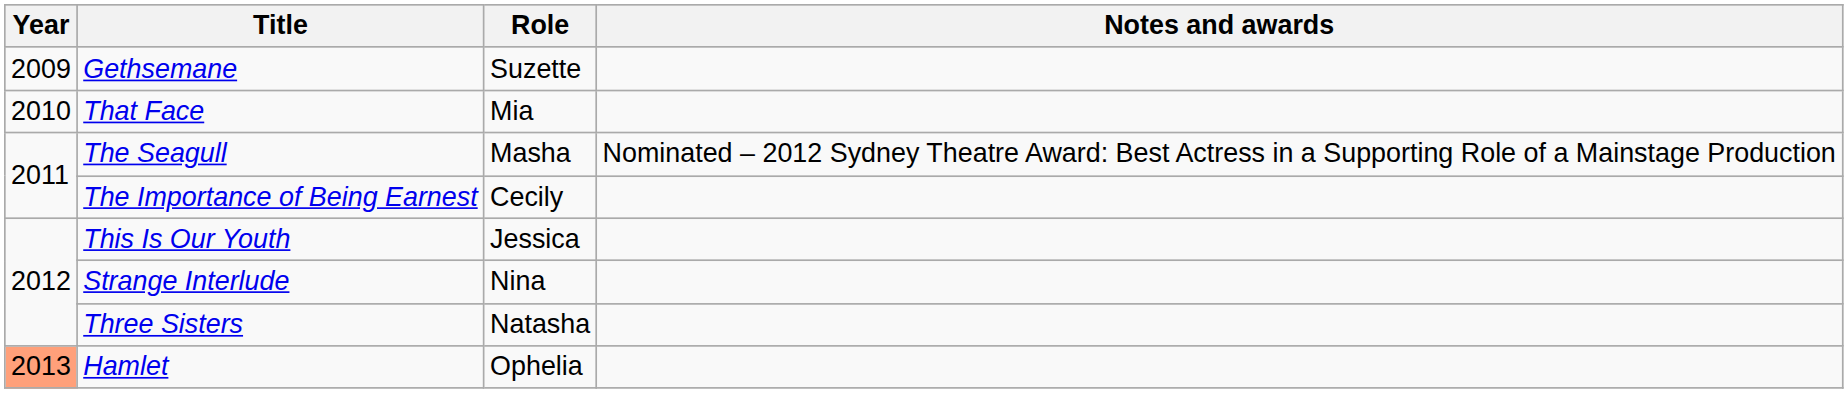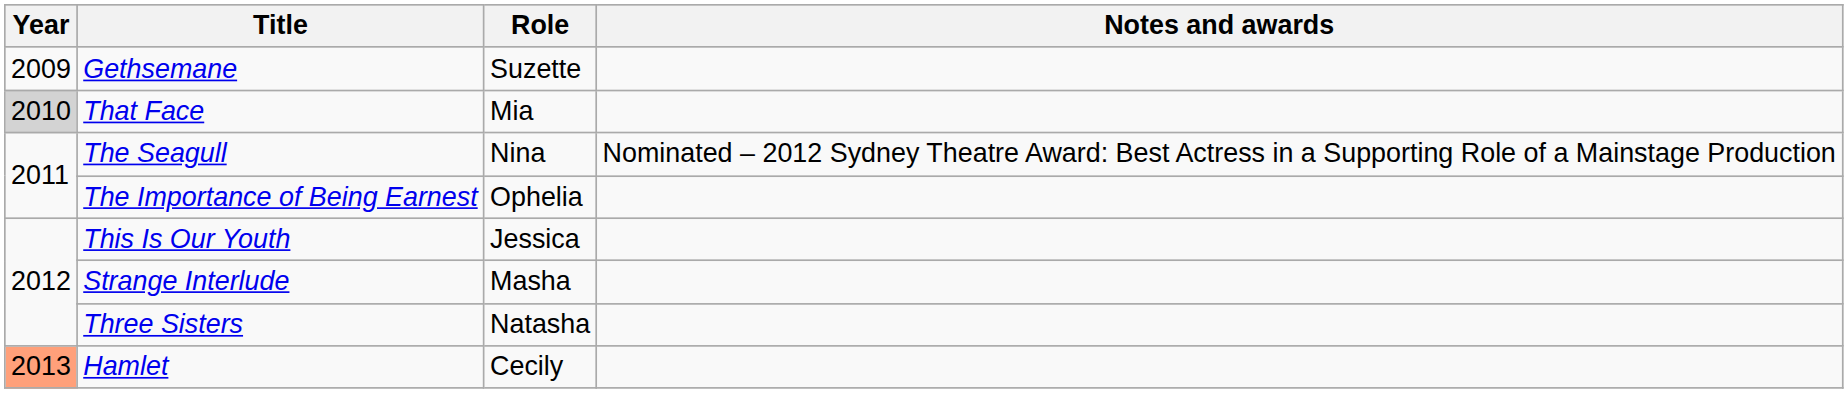(41, 111) no background -> (41, 111) lightgrey background
(530, 153) Masha -> (518, 153) Nina
(527, 196) Cecily -> (536, 196) Ophelia
(518, 281) Nina -> (530, 281) Masha
(536, 366) Ophelia -> (527, 366) Cecily
